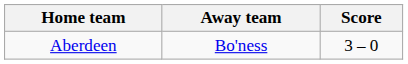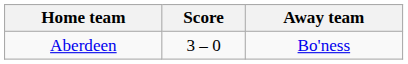columns swapped: (361, 18) <-> (241, 18)
